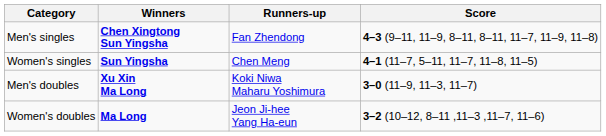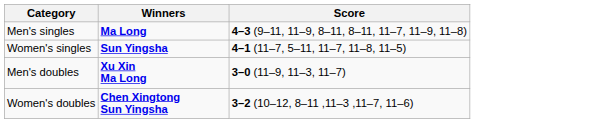- column: (295, 13)
(140, 37) Chen Xingtong Sun Yingsha -> (124, 31) Ma Long
(124, 115) Ma Long -> (140, 103) Chen Xingtong Sun Yingsha
